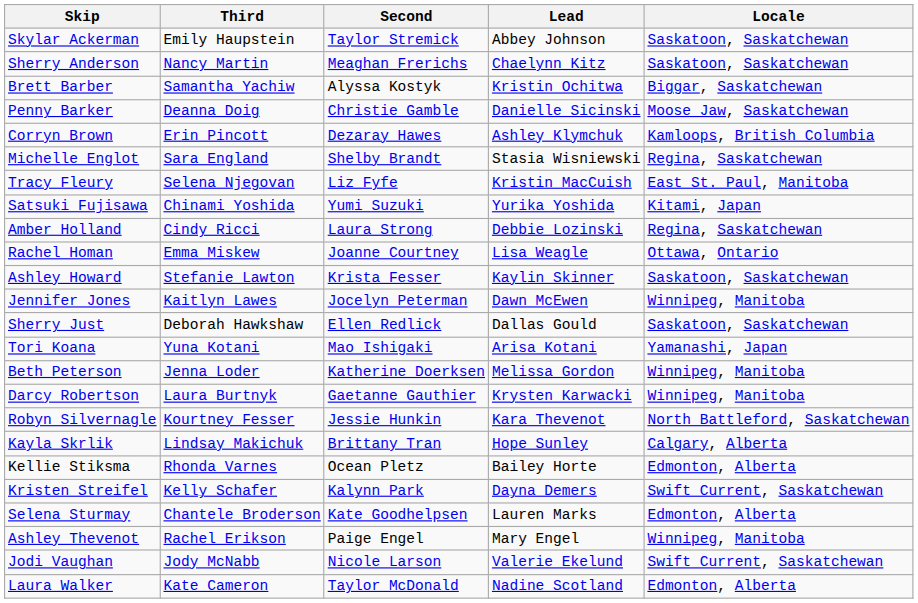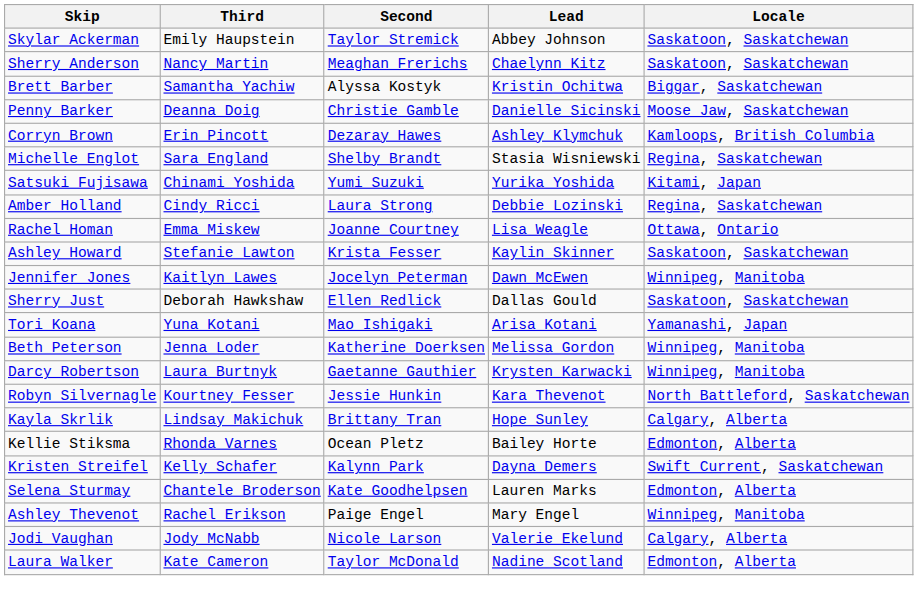- row: (60, 183)
(765, 562) Swift Current, Saskatchewan -> (717, 538) Calgary, Alberta
